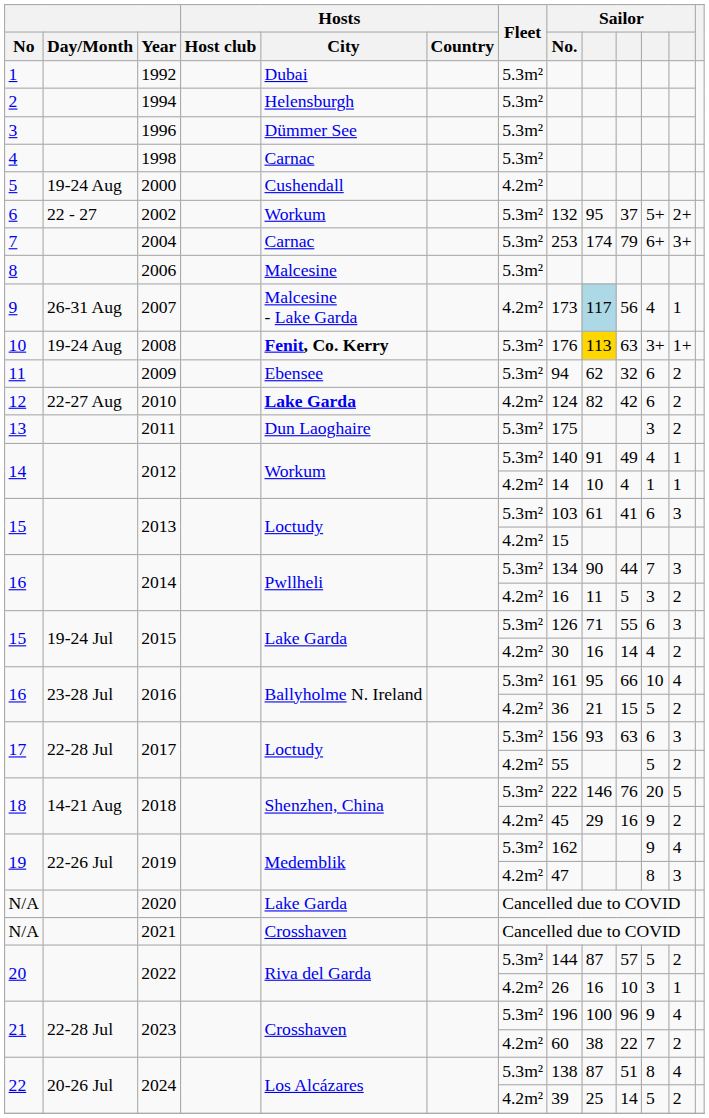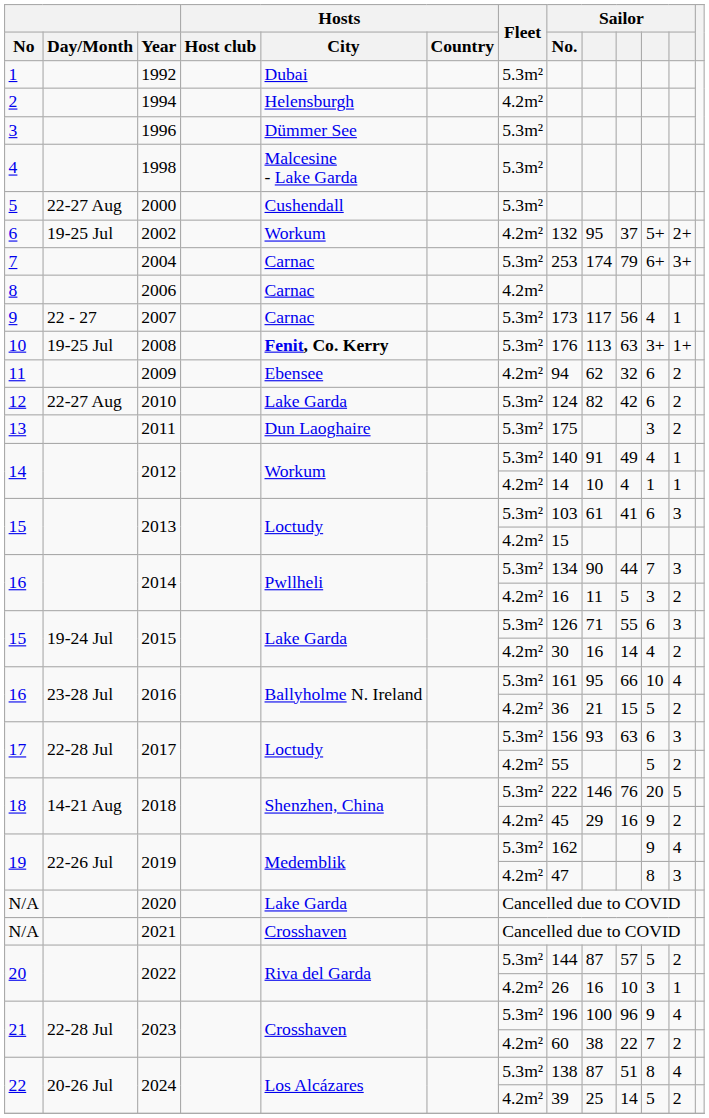(523, 102) 5.3m² -> (523, 102) 4.2m²
(289, 158) Carnac -> (311, 167) Malcesine - Lake Garda
(84, 185) 19-24 Aug -> (84, 205) 22-27 Aug
(523, 185) 4.2m² -> (523, 205) 5.3m²
(72, 213) 22 - 27 -> (80, 233) 19-25 Jul
(523, 213) 5.3m² -> (523, 233) 4.2m²
(301, 269) Malcesine -> (289, 289) Carnac
(523, 269) 5.3m² -> (523, 289) 4.2m²
(84, 307) 26-31 Aug -> (72, 317) 22 - 27
(311, 307) Malcesine - Lake Garda -> (289, 317) Carnac
(523, 307) 4.2m² -> (523, 317) 5.3m²
(599, 307) lightblue background -> (599, 317) no background
(84, 345) 19-24 Aug -> (80, 345) 19-25 Jul
(599, 345) gold background -> (599, 345) no background
(523, 373) 5.3m² -> (523, 373) 4.2m²
(310, 401) bold -> (306, 401) normal
(523, 401) 4.2m² -> (523, 401) 5.3m²
